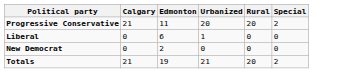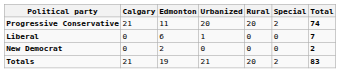+ column: (322, 11)
